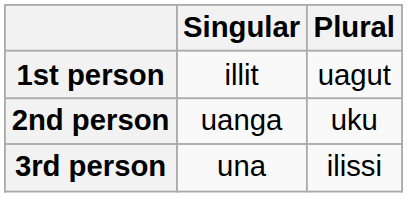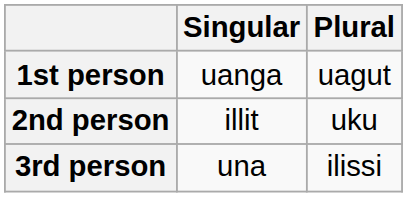(242, 74) illit -> (242, 74) uanga
(242, 120) uanga -> (242, 120) illit
